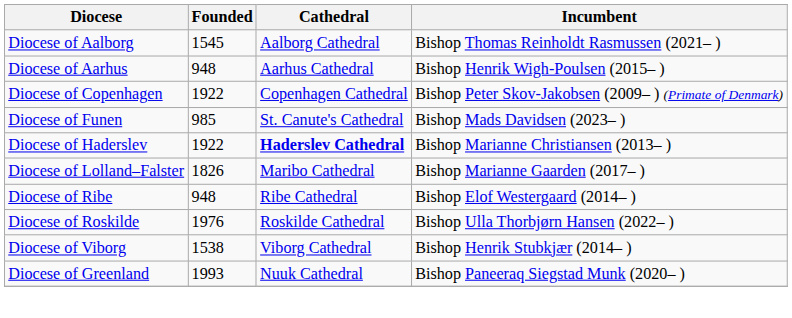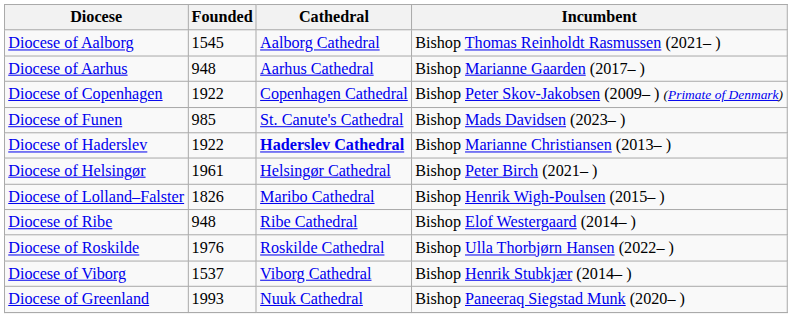(540, 68) Bishop Henrik Wigh-Poulsen (2015– ) -> (530, 68) Bishop Marianne Gaarden (2017– )
+ row: (77, 171)
(530, 171) Bishop Marianne Gaarden (2017– ) -> (540, 196) Bishop Henrik Wigh-Poulsen (2015– )
(208, 247) 1538 -> (208, 273) 1537
